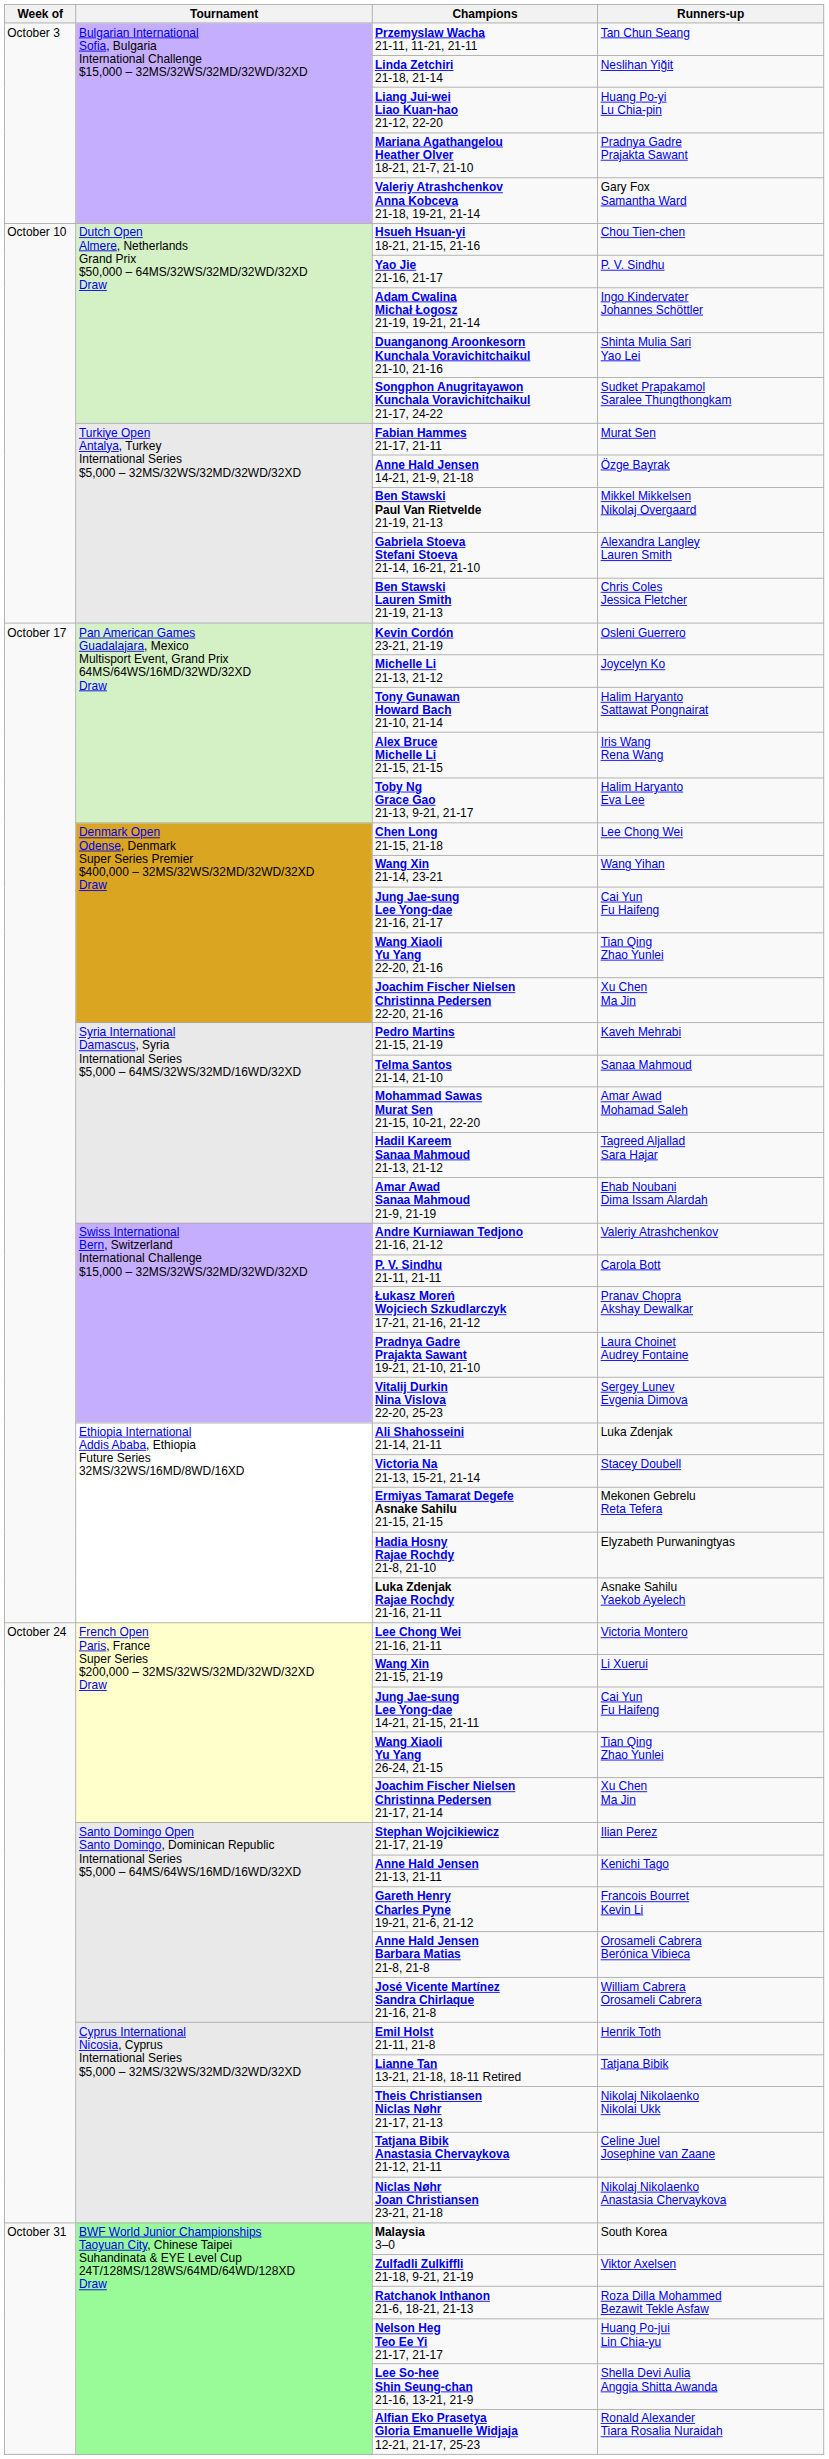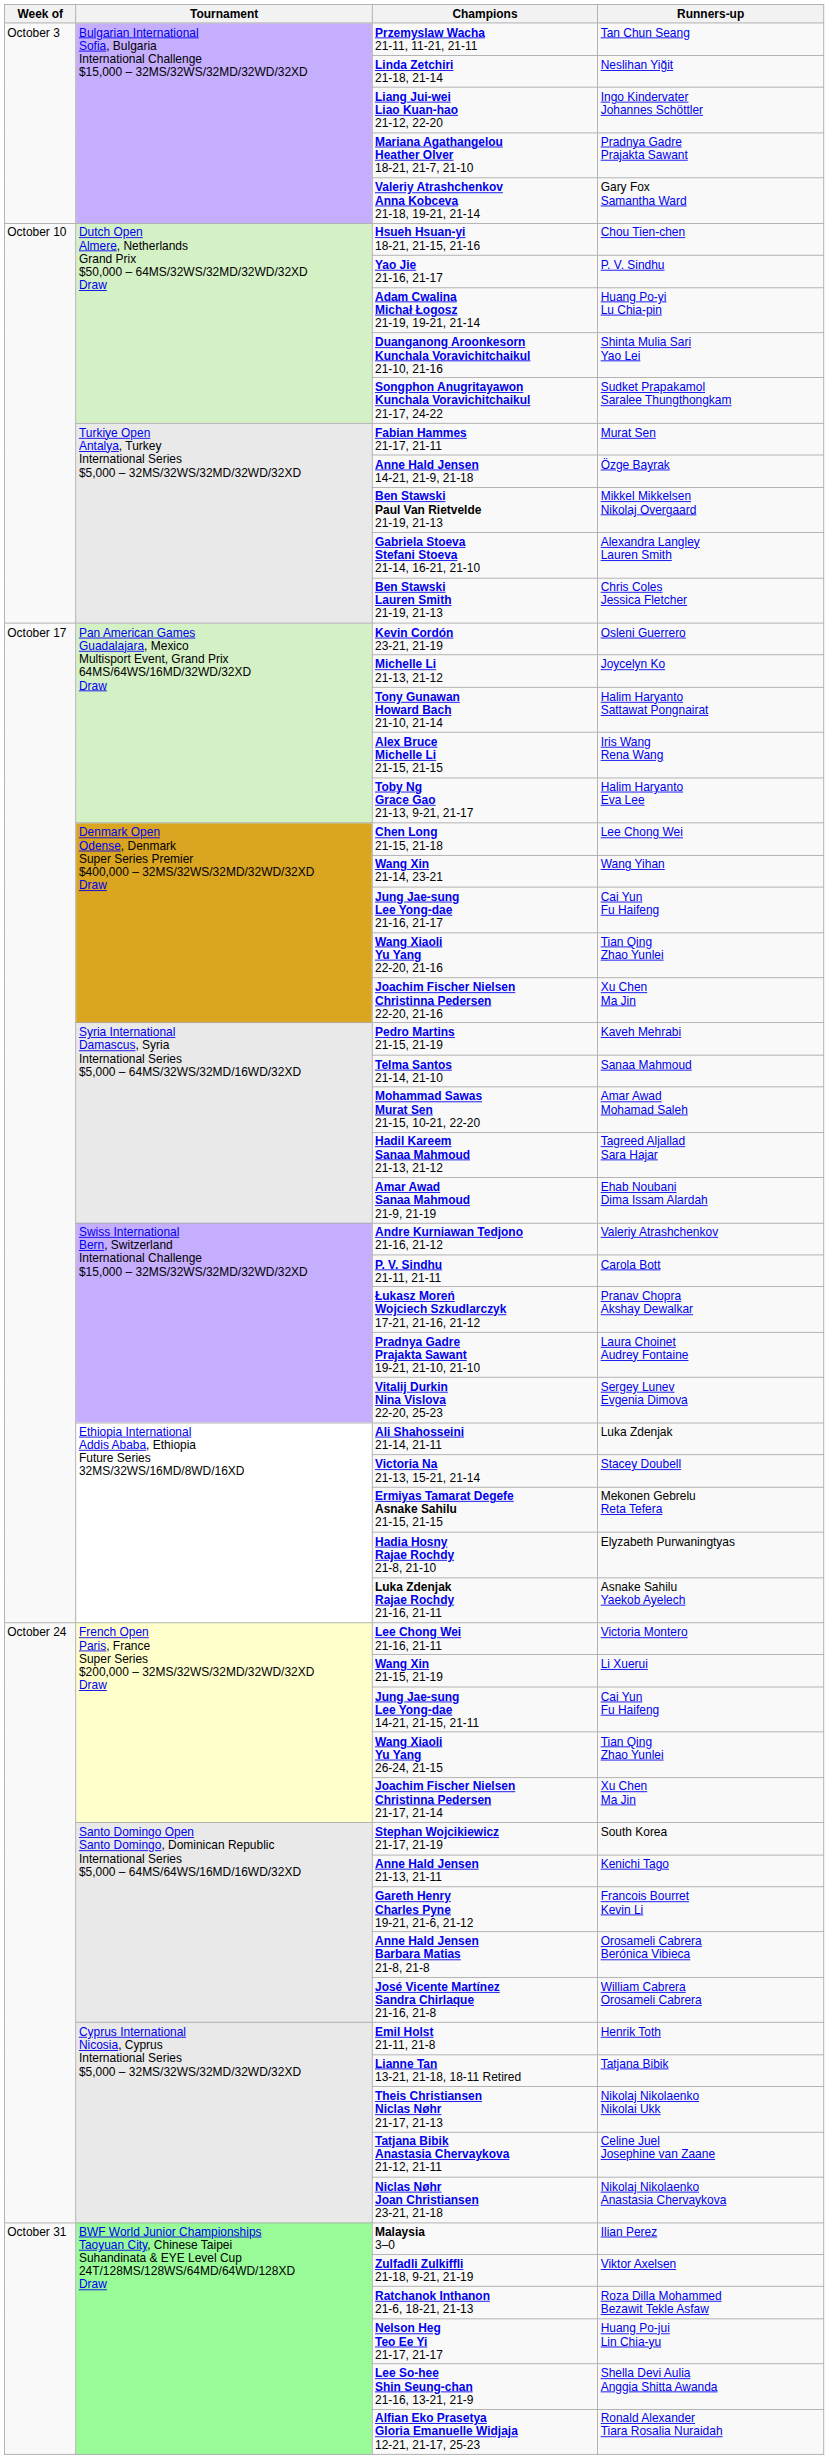(634, 103) Huang Po-yi Lu Chia-pin -> (652, 103) Ingo Kindervater Johannes Schöttler
(652, 303) Ingo Kindervater Johannes Schöttler -> (634, 303) Huang Po-yi Lu Chia-pin
(629, 1832) Ilian Perez -> (634, 1832) South Korea
(634, 2232) South Korea -> (629, 2232) Ilian Perez
